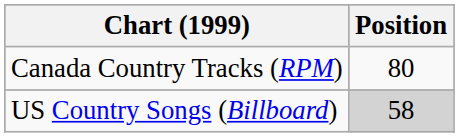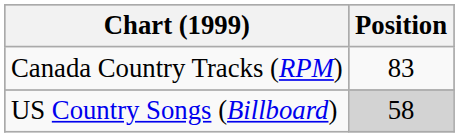(401, 68) 80 -> (401, 68) 83
